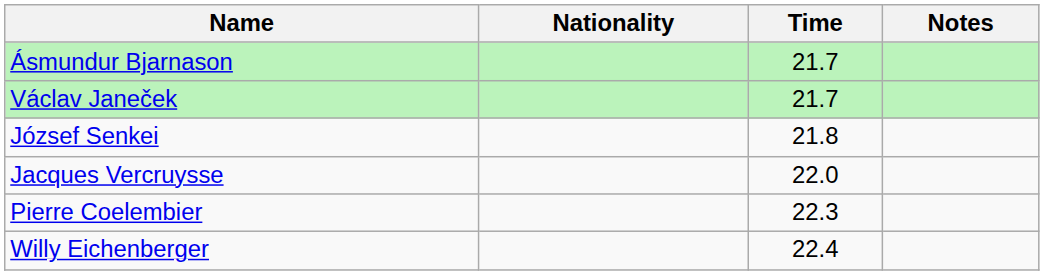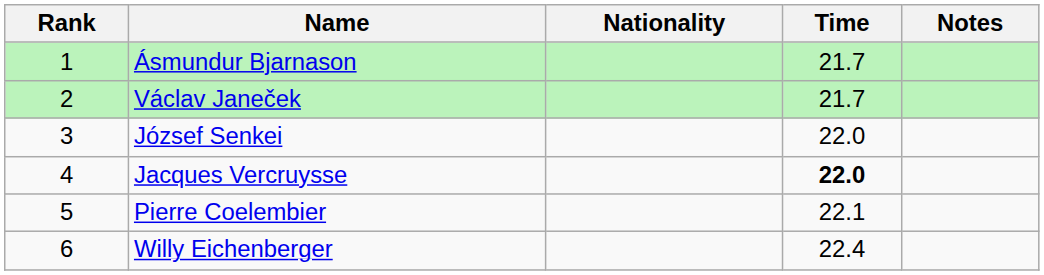+ column: (67, 23)
(815, 136) 21.8 -> (842, 136) 22.0
(815, 174) normal -> (842, 174) bold
(815, 212) 22.3 -> (842, 212) 22.1
